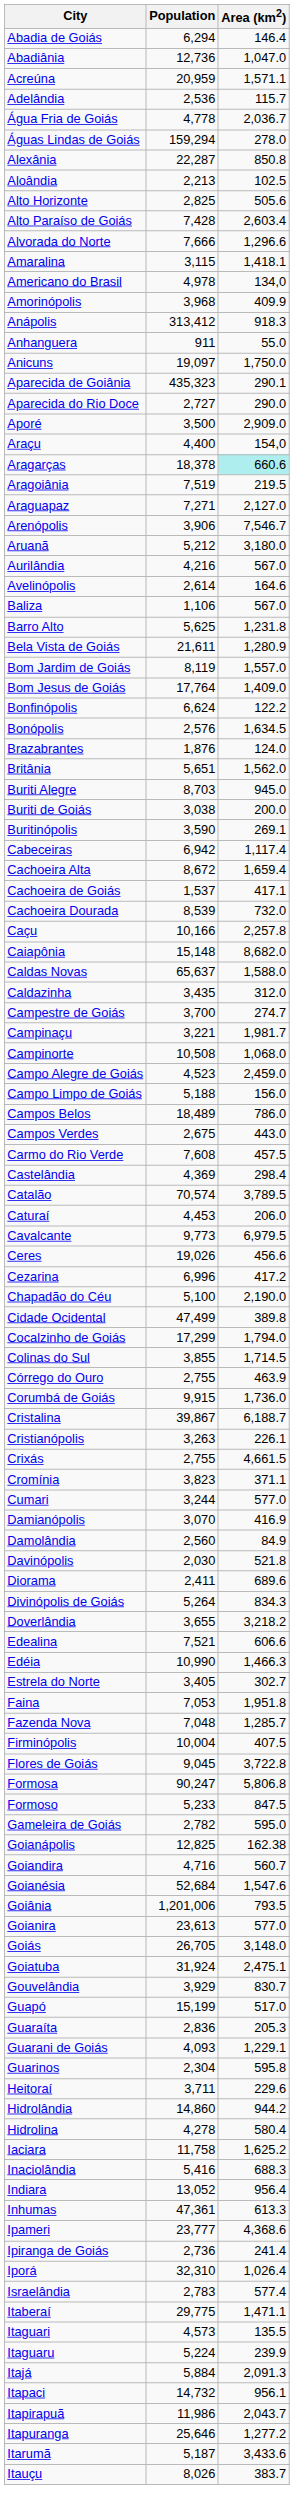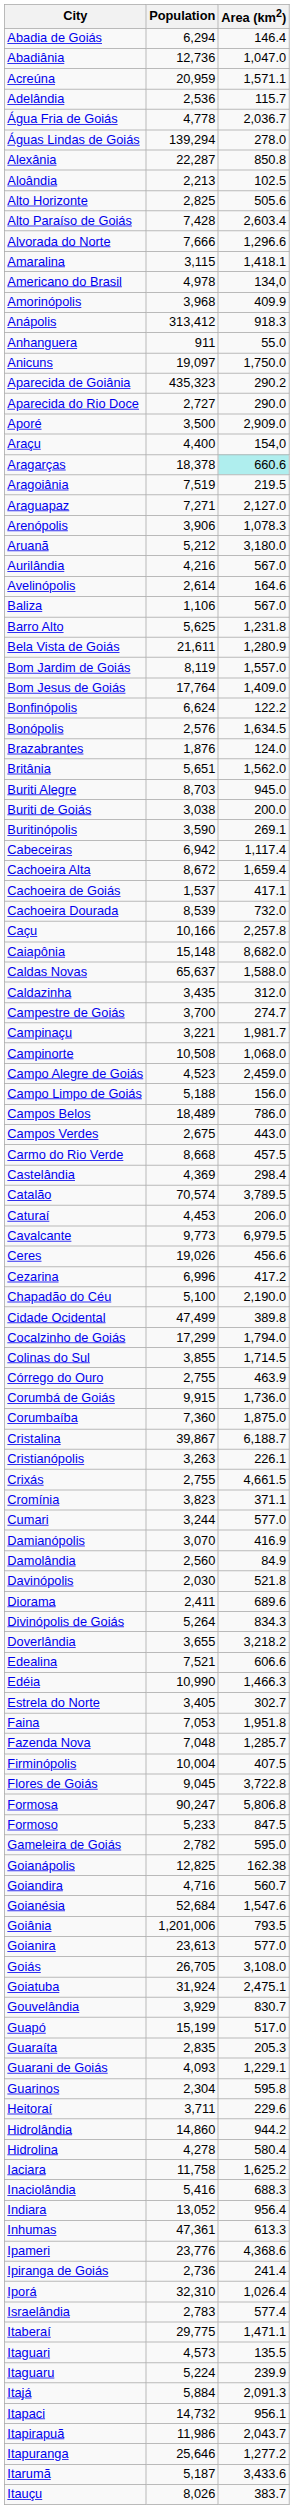(192, 139) 159,294 -> (192, 139) 139,294
(270, 383) 290.1 -> (270, 383) 290.2
(265, 525) 7,546.7 -> (265, 525) 1,078.3
(199, 1154) 7,608 -> (199, 1154) 8,668
+ row: (43, 1418)
(265, 1946) 3,148.0 -> (265, 1966) 3,108.0
(199, 2027) 2,836 -> (199, 2048) 2,835
(196, 2230) 23,777 -> (196, 2251) 23,776
